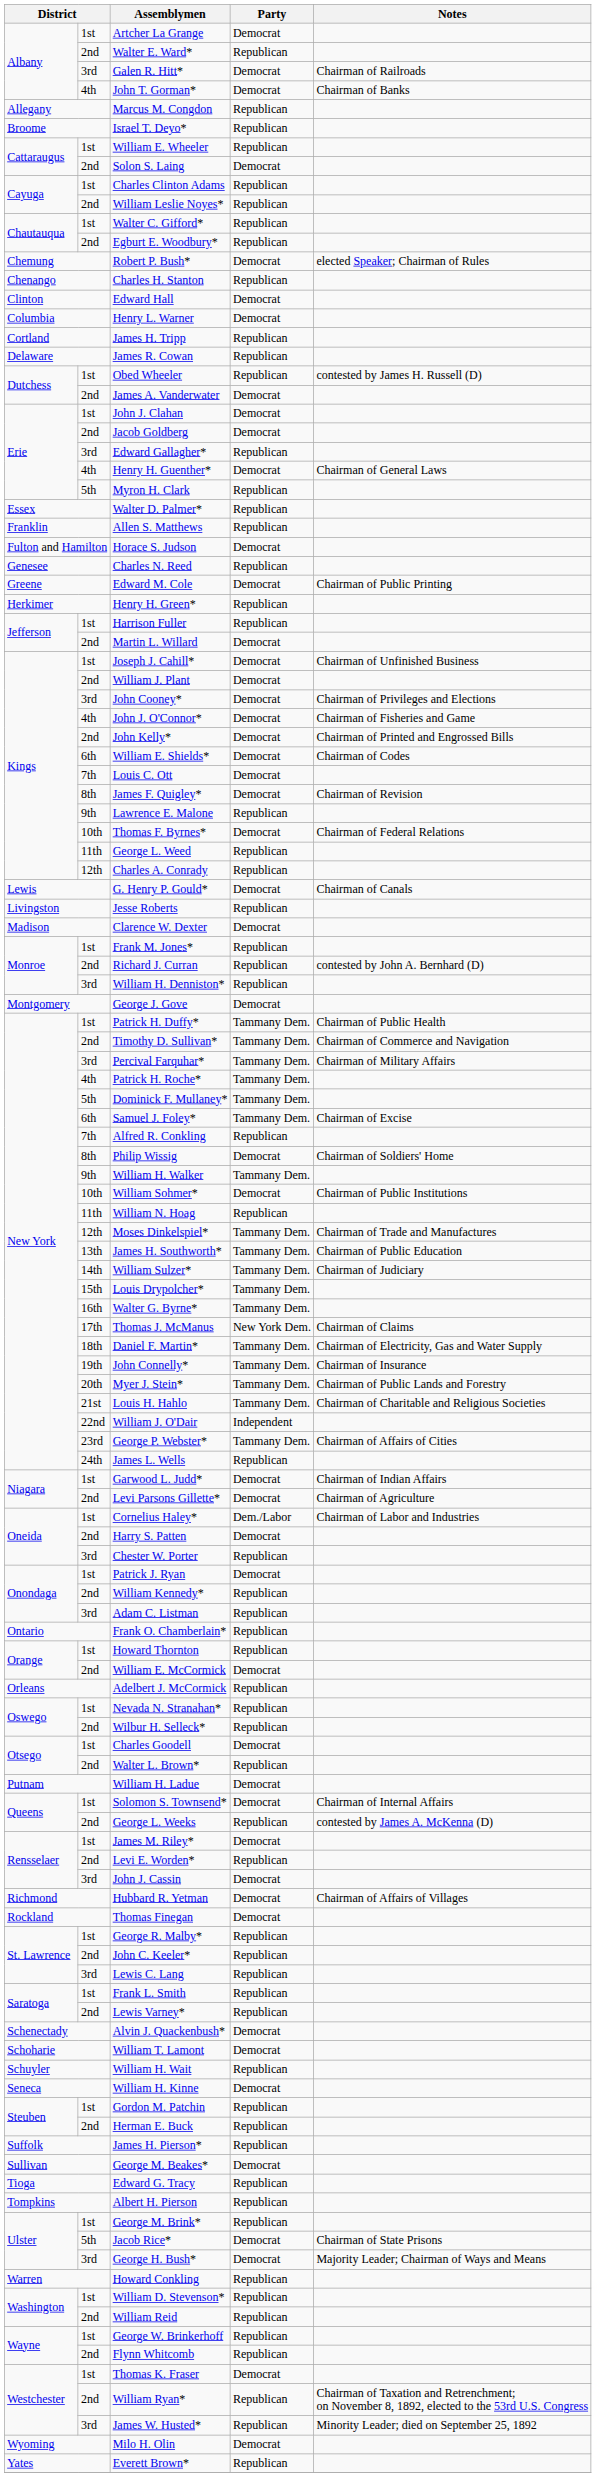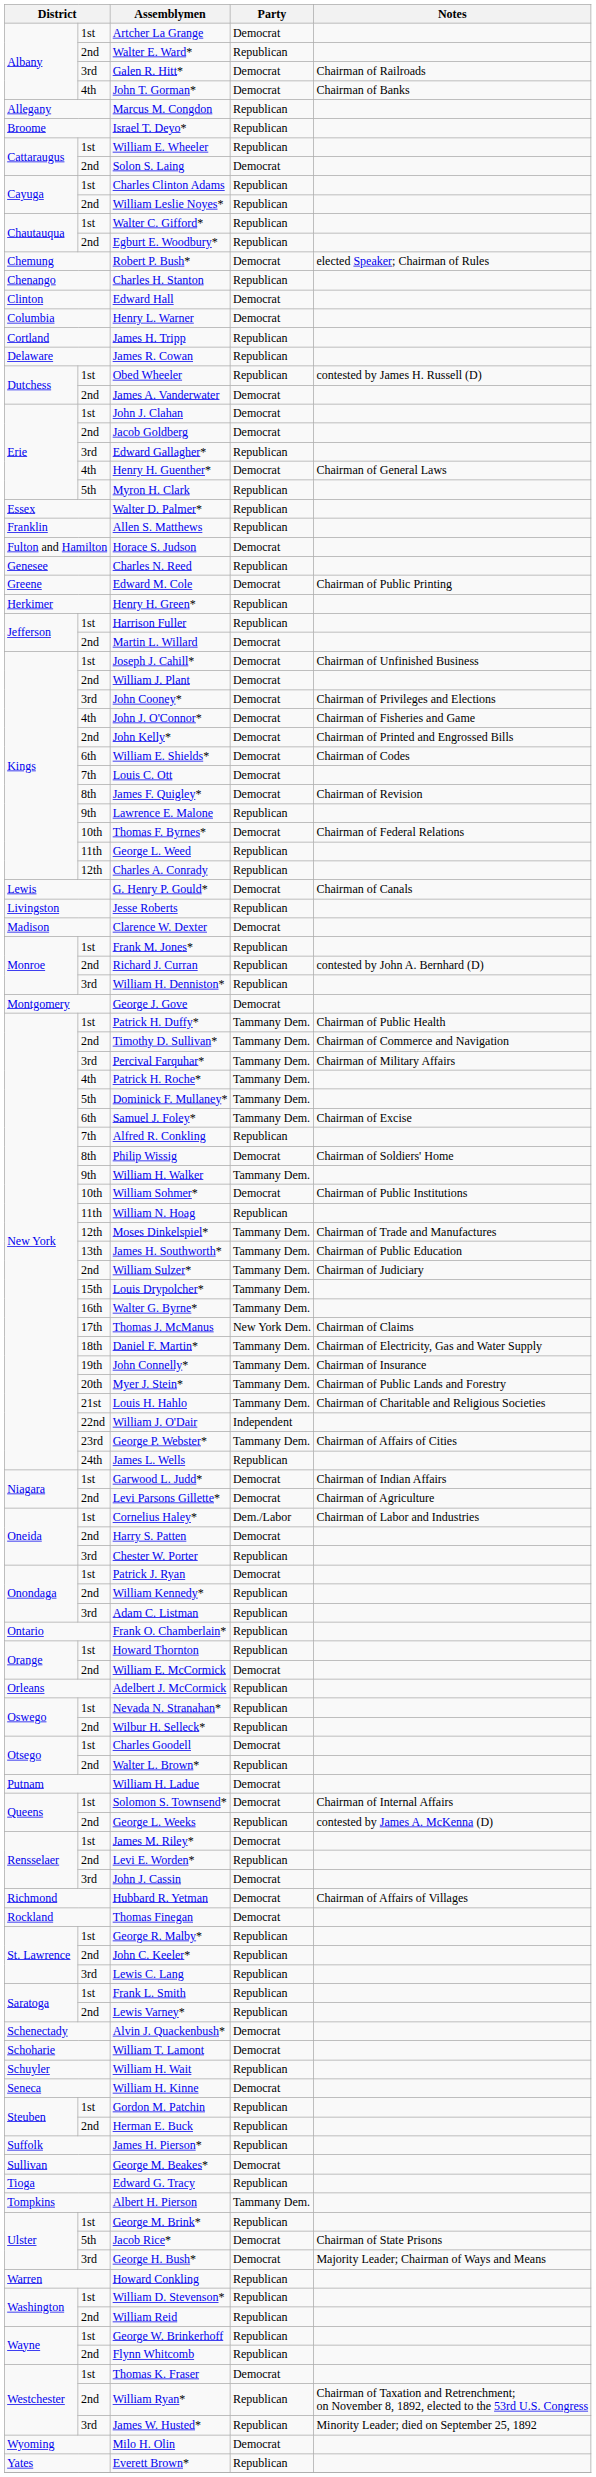(92, 1270) 14th -> (90, 1270) 2nd
(260, 2202) Republican -> (271, 2202) Tammany Dem.
